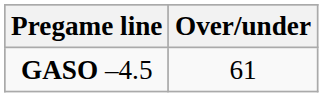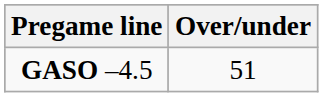(243, 69) 61 -> (243, 69) 51
